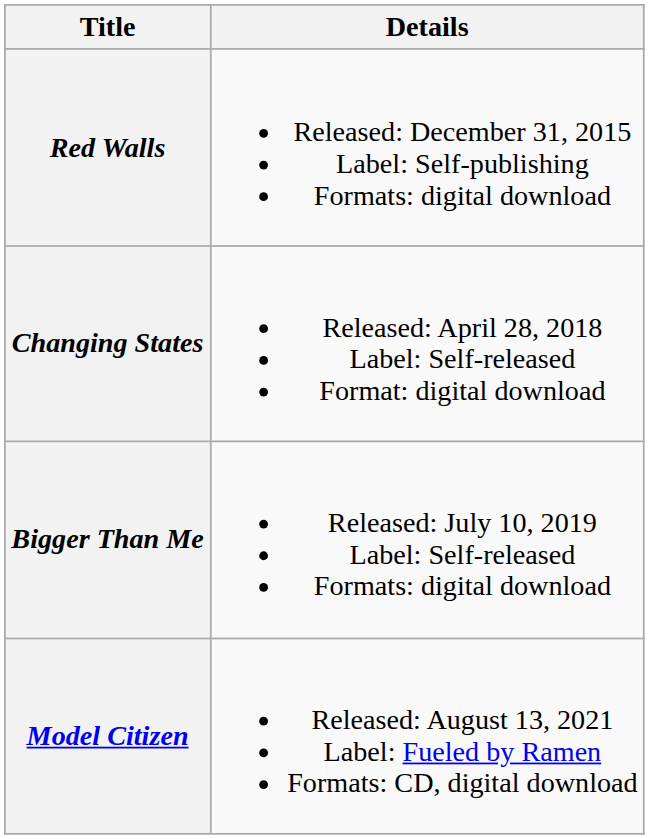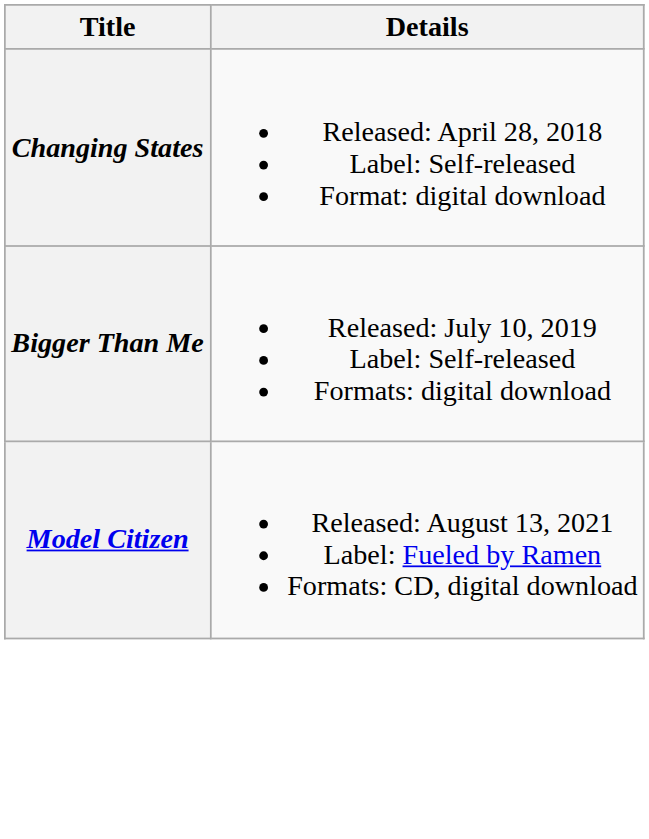- row: (108, 147)
